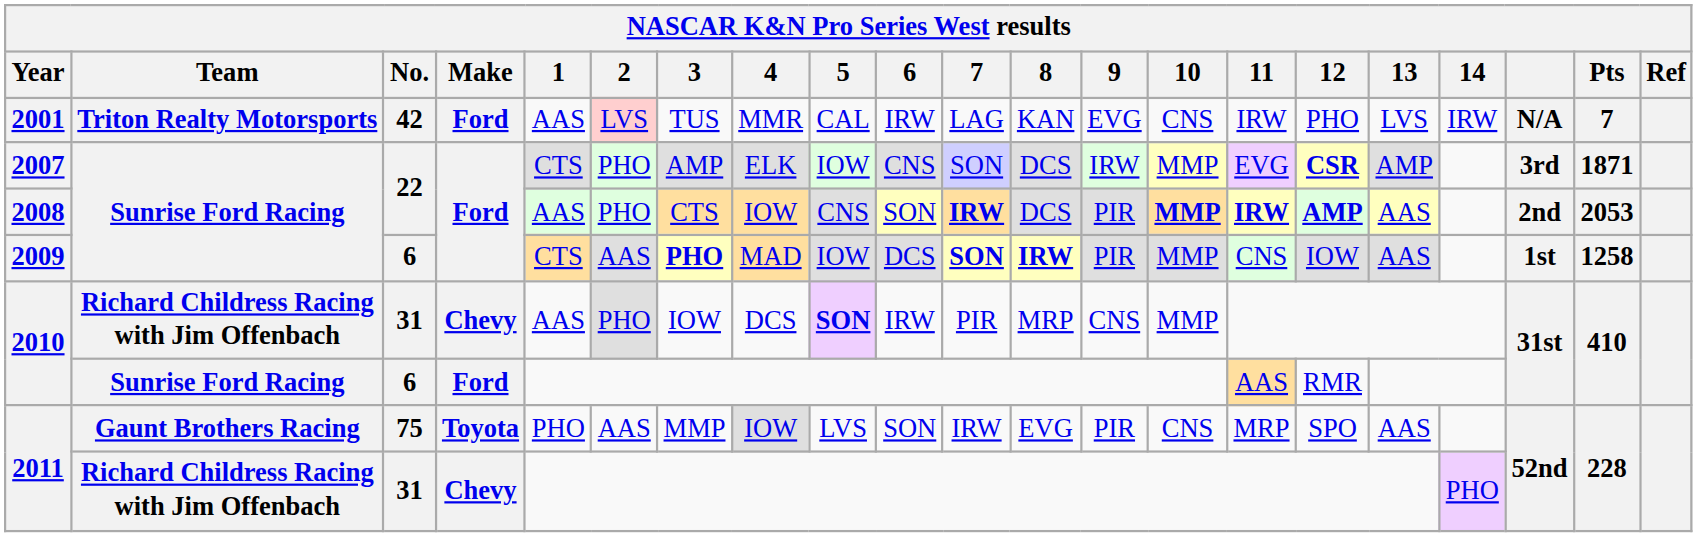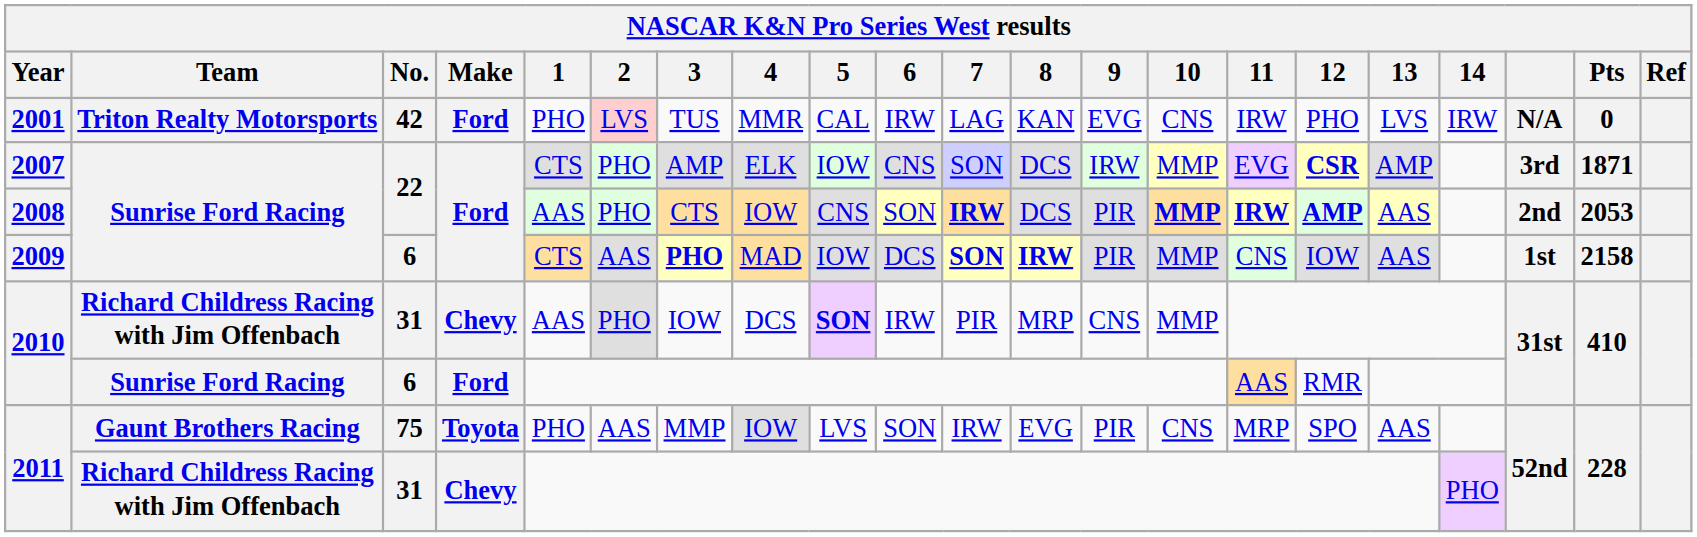(558, 119) AAS -> (558, 119) PHO
(1607, 119) 7 -> (1607, 119) 0
(1607, 257) 1258 -> (1607, 257) 2158
